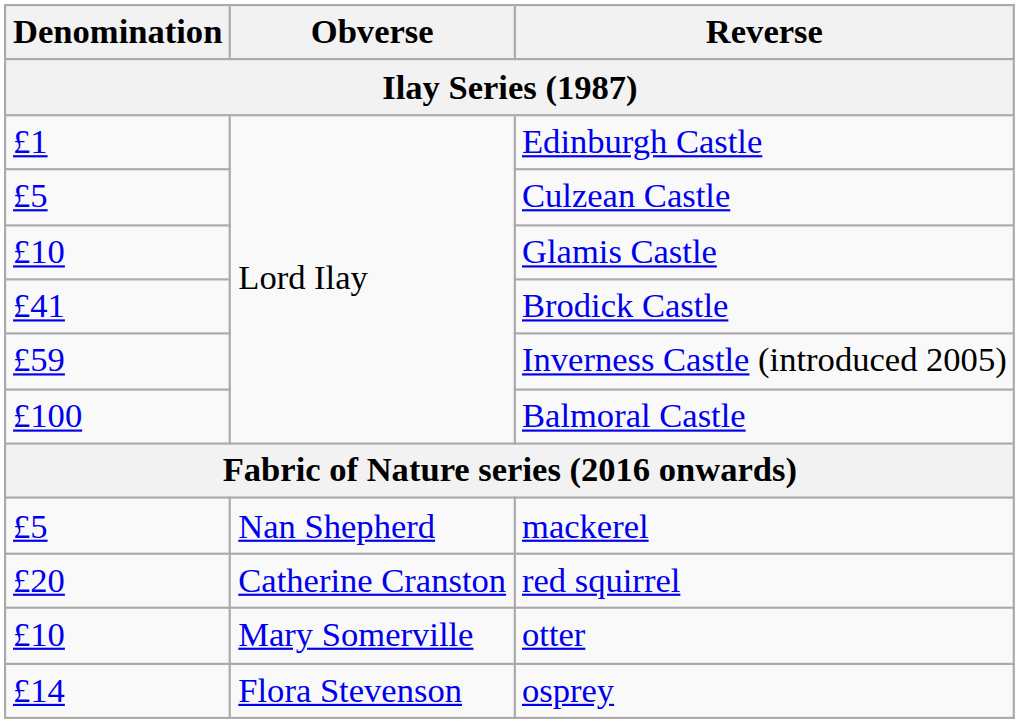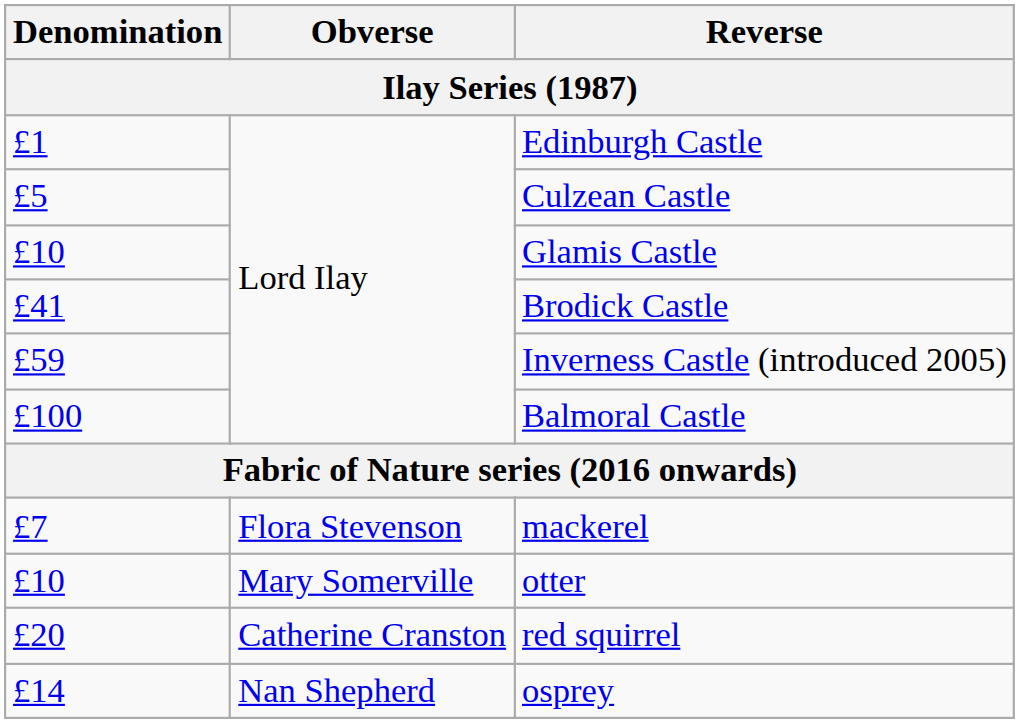(30, 525) £5 -> (30, 525) £7
(337, 525) Nan Shepherd -> (350, 525) Flora Stevenson
rows swapped: (554, 634) <-> (601, 580)
(350, 689) Flora Stevenson -> (337, 689) Nan Shepherd
